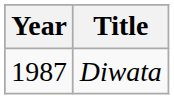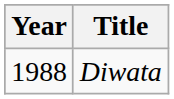(39, 70) 1987 -> (39, 70) 1988
